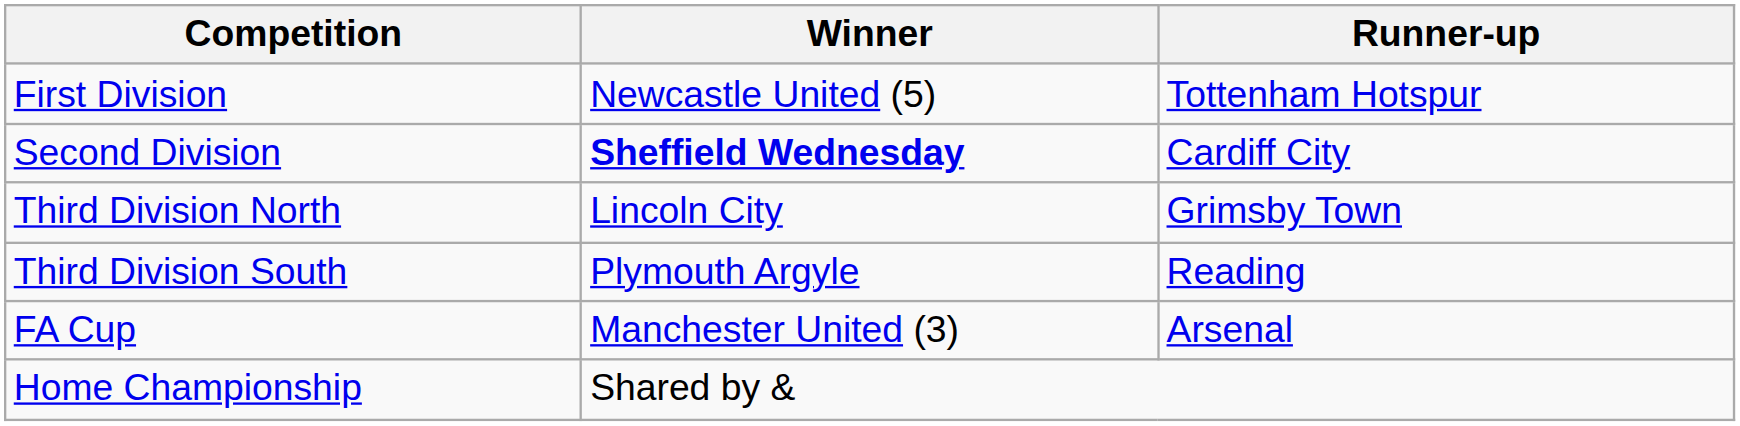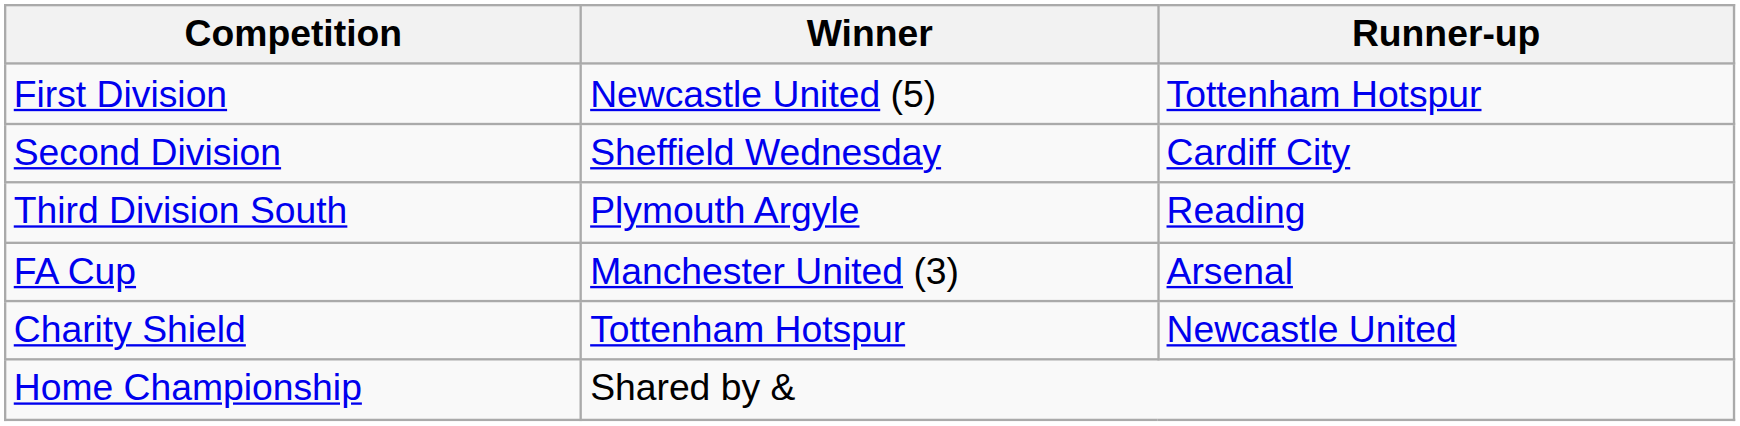(777, 152) bold -> (766, 152) normal
- row: (177, 211)
+ row: (130, 329)
